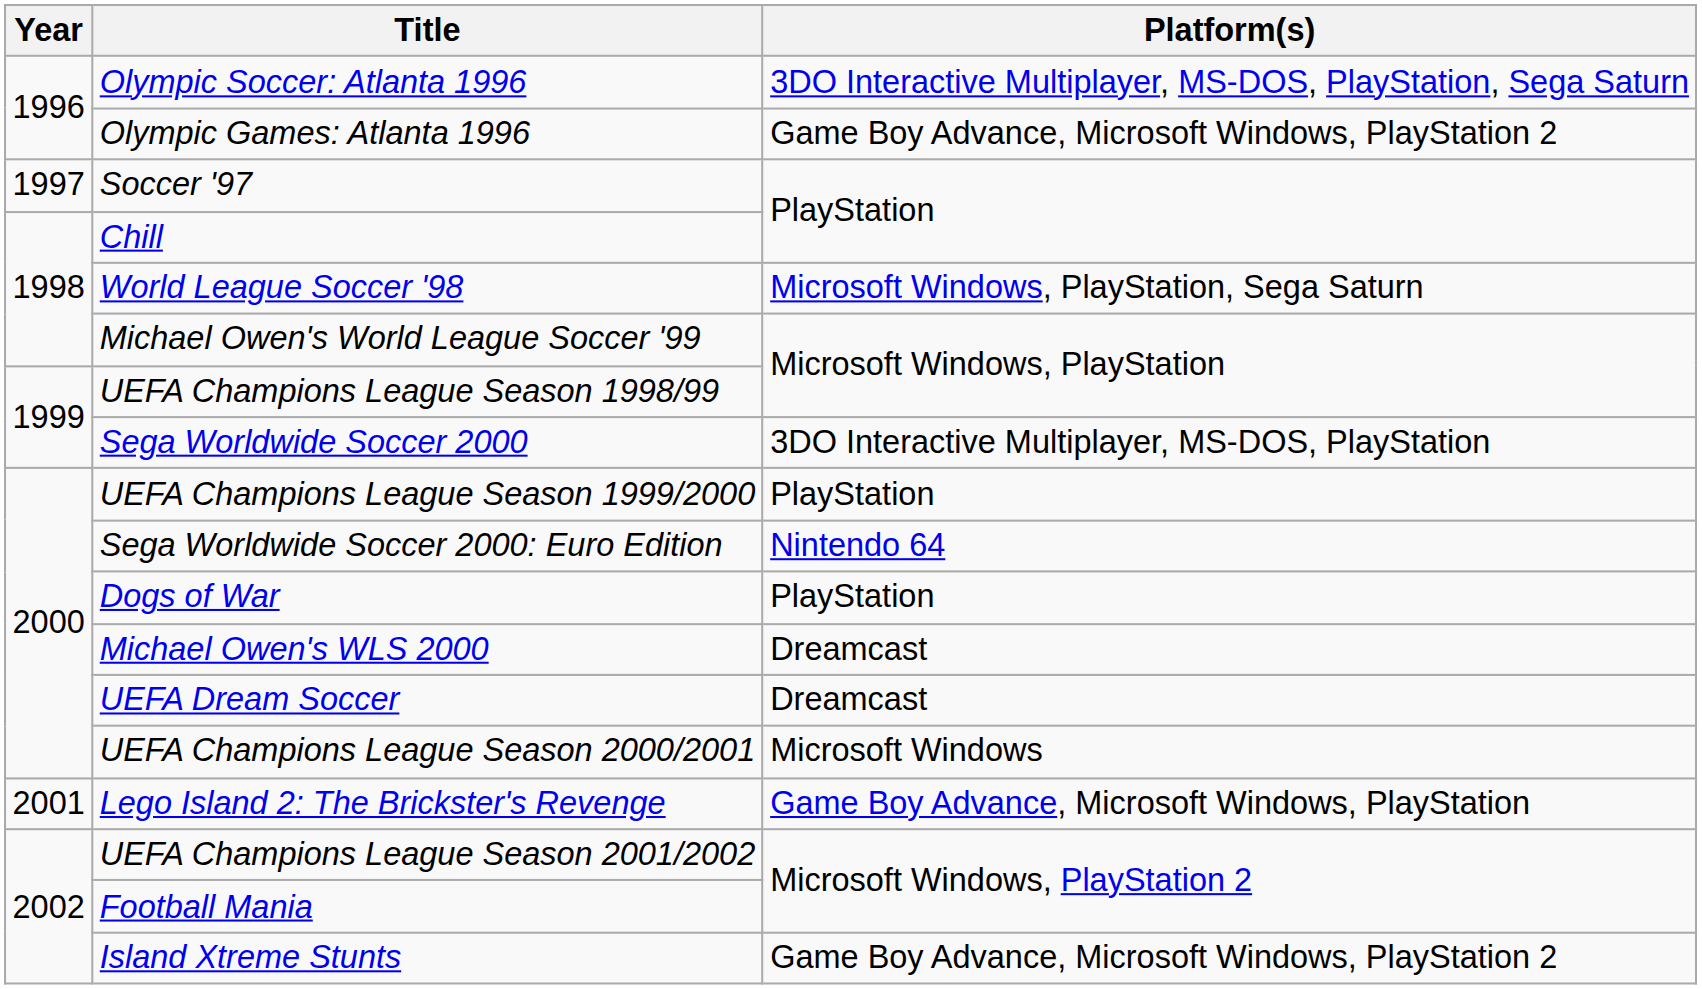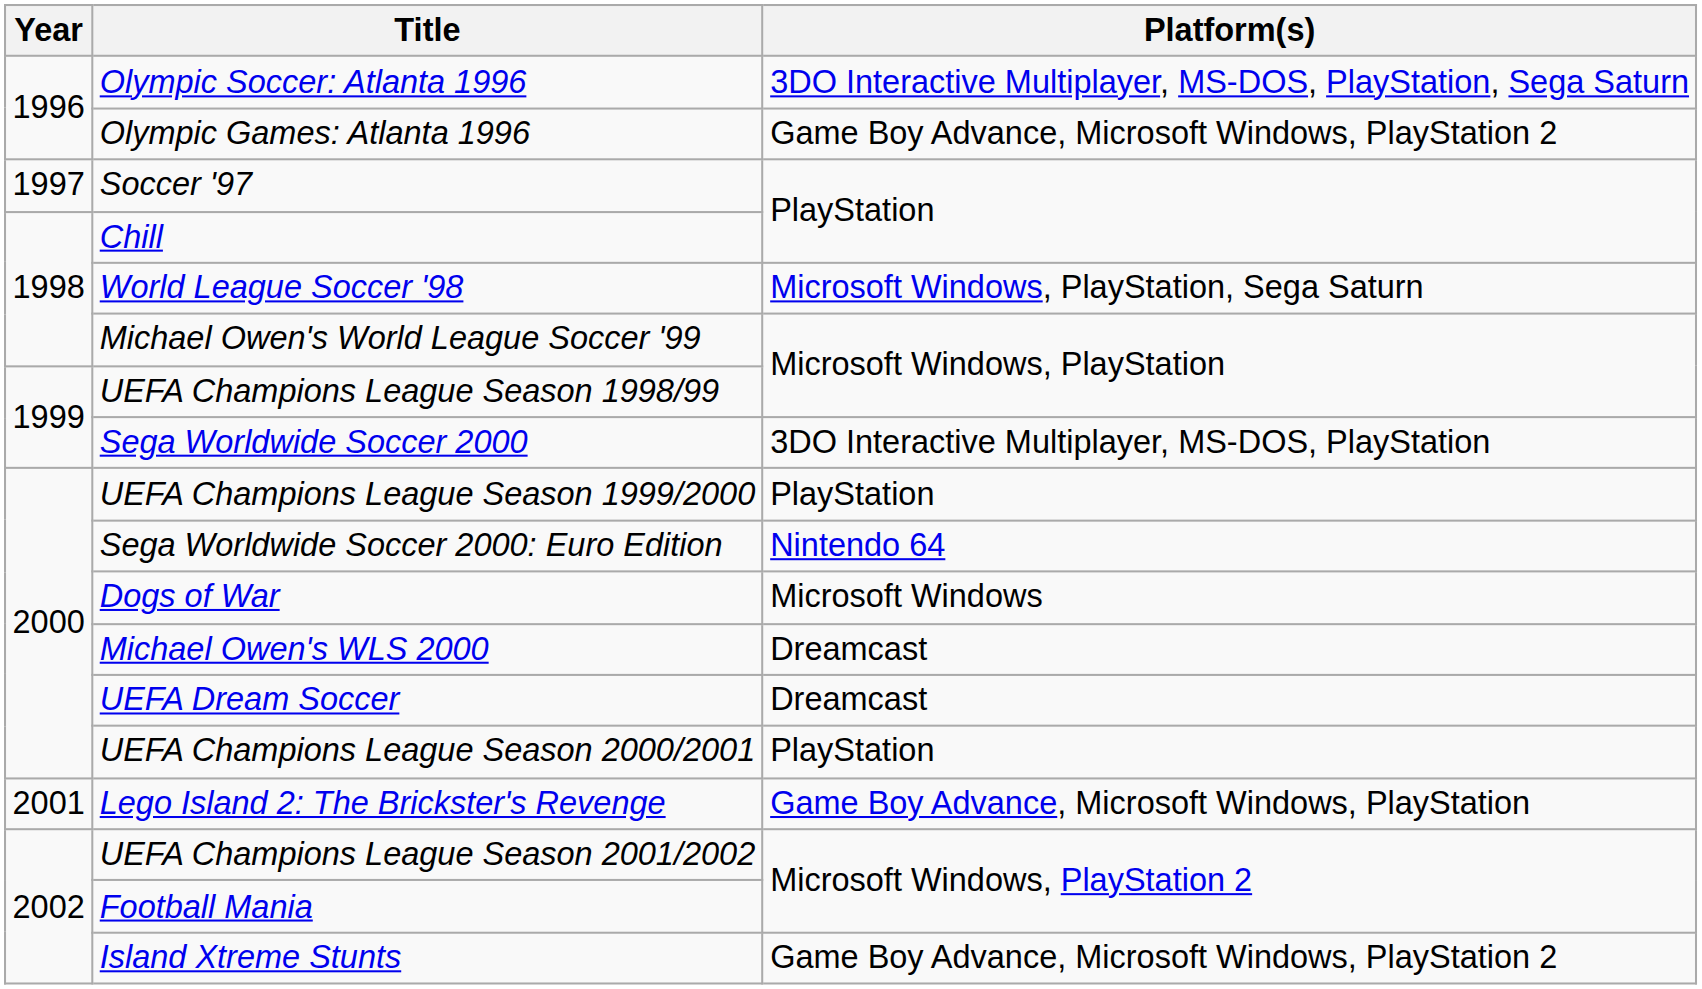(852, 596) PlayStation -> (906, 596) Microsoft Windows
(906, 751) Microsoft Windows -> (852, 751) PlayStation
